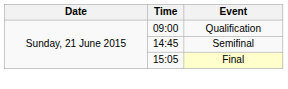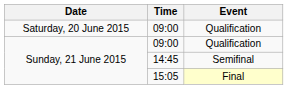+ row: (76, 28)
